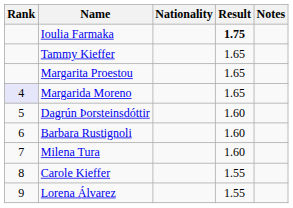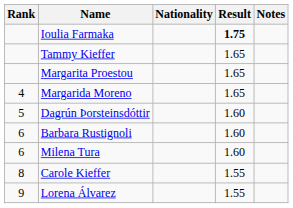(21, 93) lavender background -> (21, 93) no background
(21, 153) 7 -> (21, 153) 6
